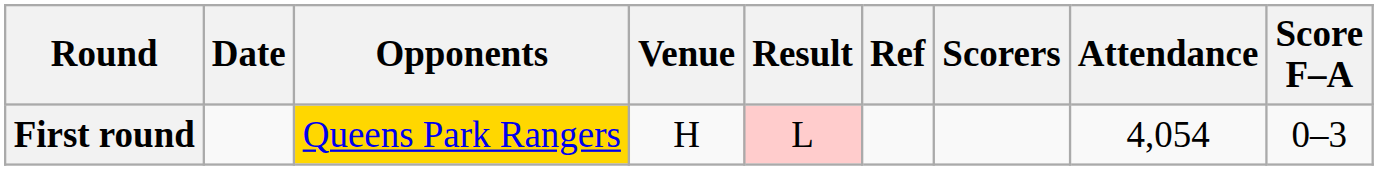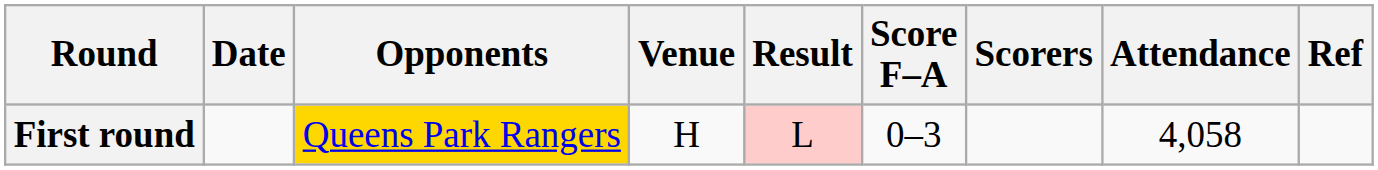columns swapped: (1319, 54) <-> (898, 54)
(1168, 134) 4,054 -> (1200, 134) 4,058
